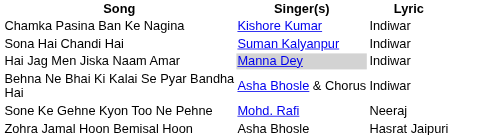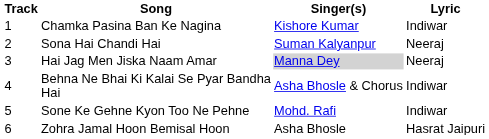+ column: (21, 8)
(390, 43) Indiwar -> (425, 43) Neeraj
(390, 61) Indiwar -> (425, 61) Neeraj
(388, 111) Neeraj -> (427, 111) Indiwar
